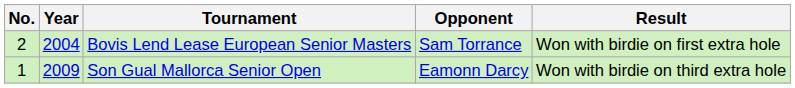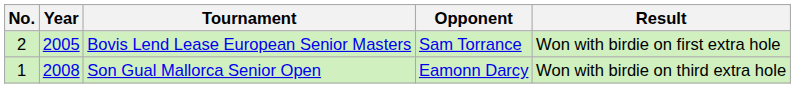(61, 44) 2004 -> (61, 44) 2005
(61, 70) 2009 -> (61, 70) 2008
